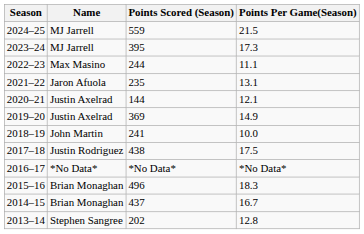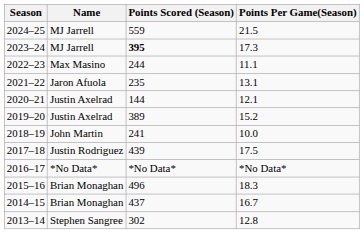(137, 47) normal -> (137, 47) bold
(137, 116) 369 -> (137, 116) 389
(249, 116) 14.9 -> (249, 116) 15.2
(137, 151) 438 -> (137, 151) 439
(137, 220) 202 -> (137, 220) 302
